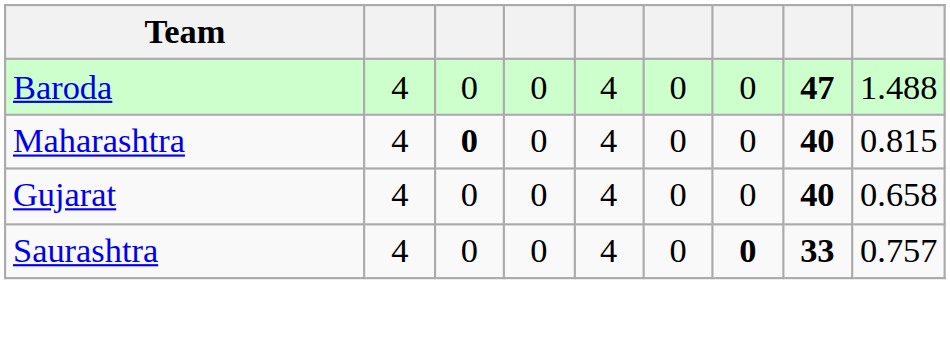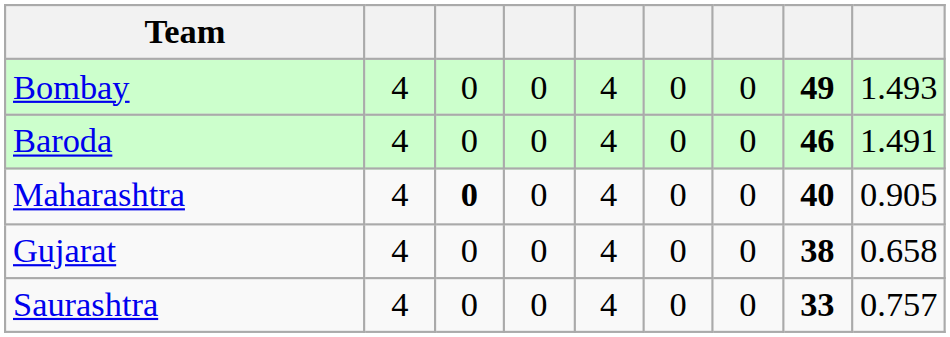+ row: (71, 86)
(817, 86) 47 -> (817, 140) 46
(899, 86) 1.488 -> (899, 140) 1.491
(899, 140) 0.815 -> (899, 195) 0.905
(817, 195) 40 -> (817, 250) 38
(748, 250) bold -> (748, 304) normal
